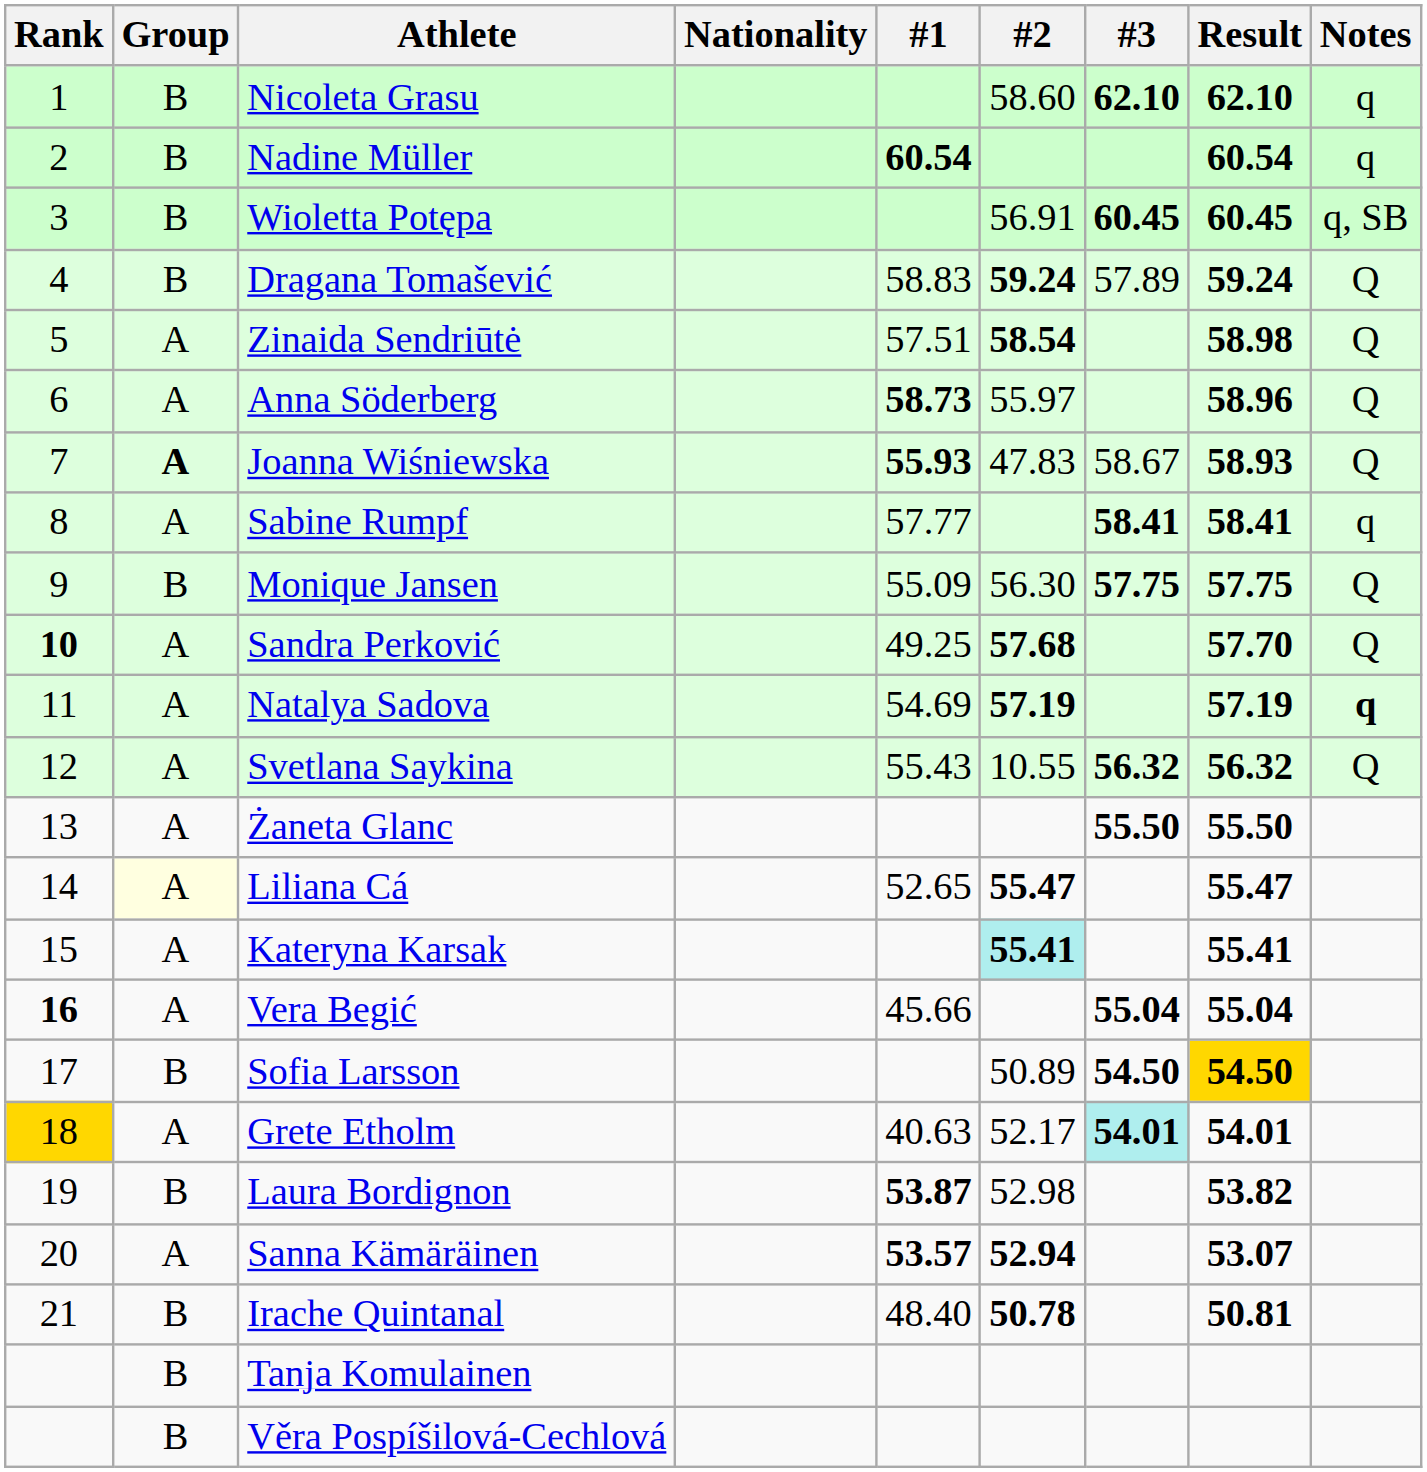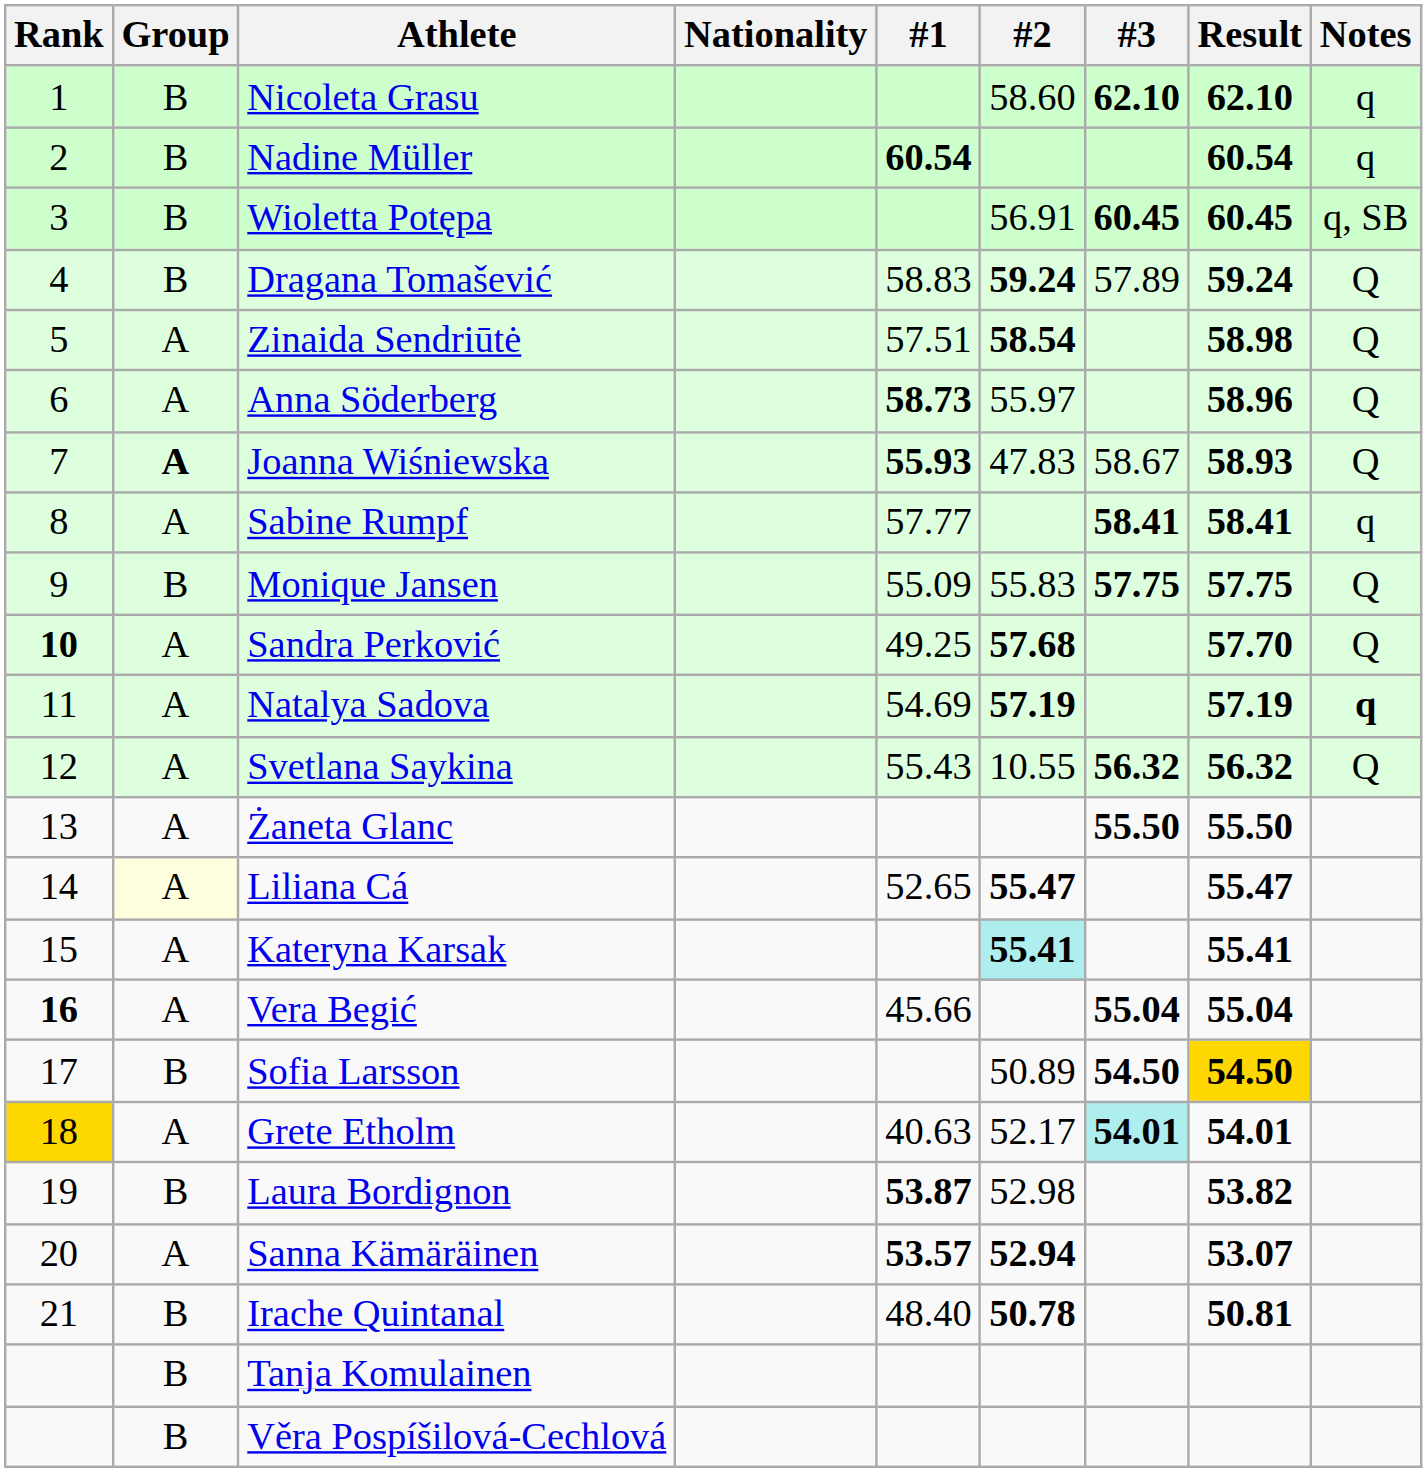(1033, 583) 56.30 -> (1033, 583) 55.83
